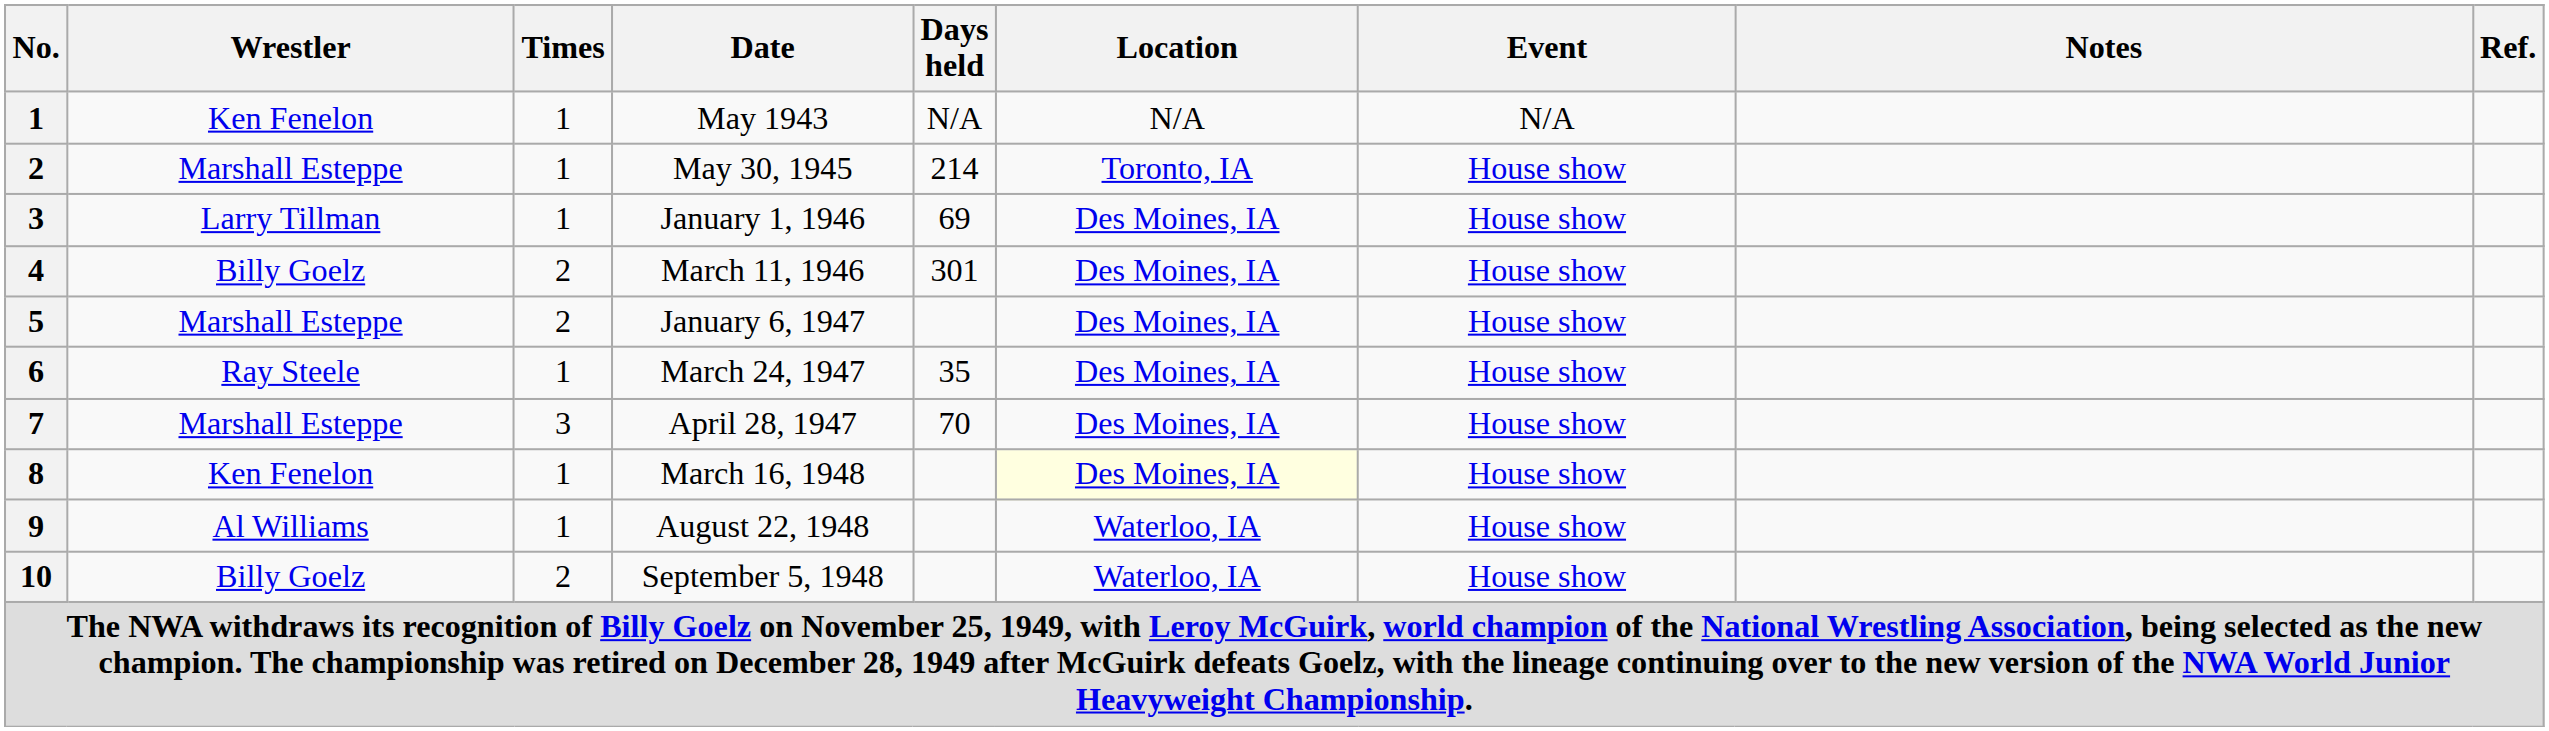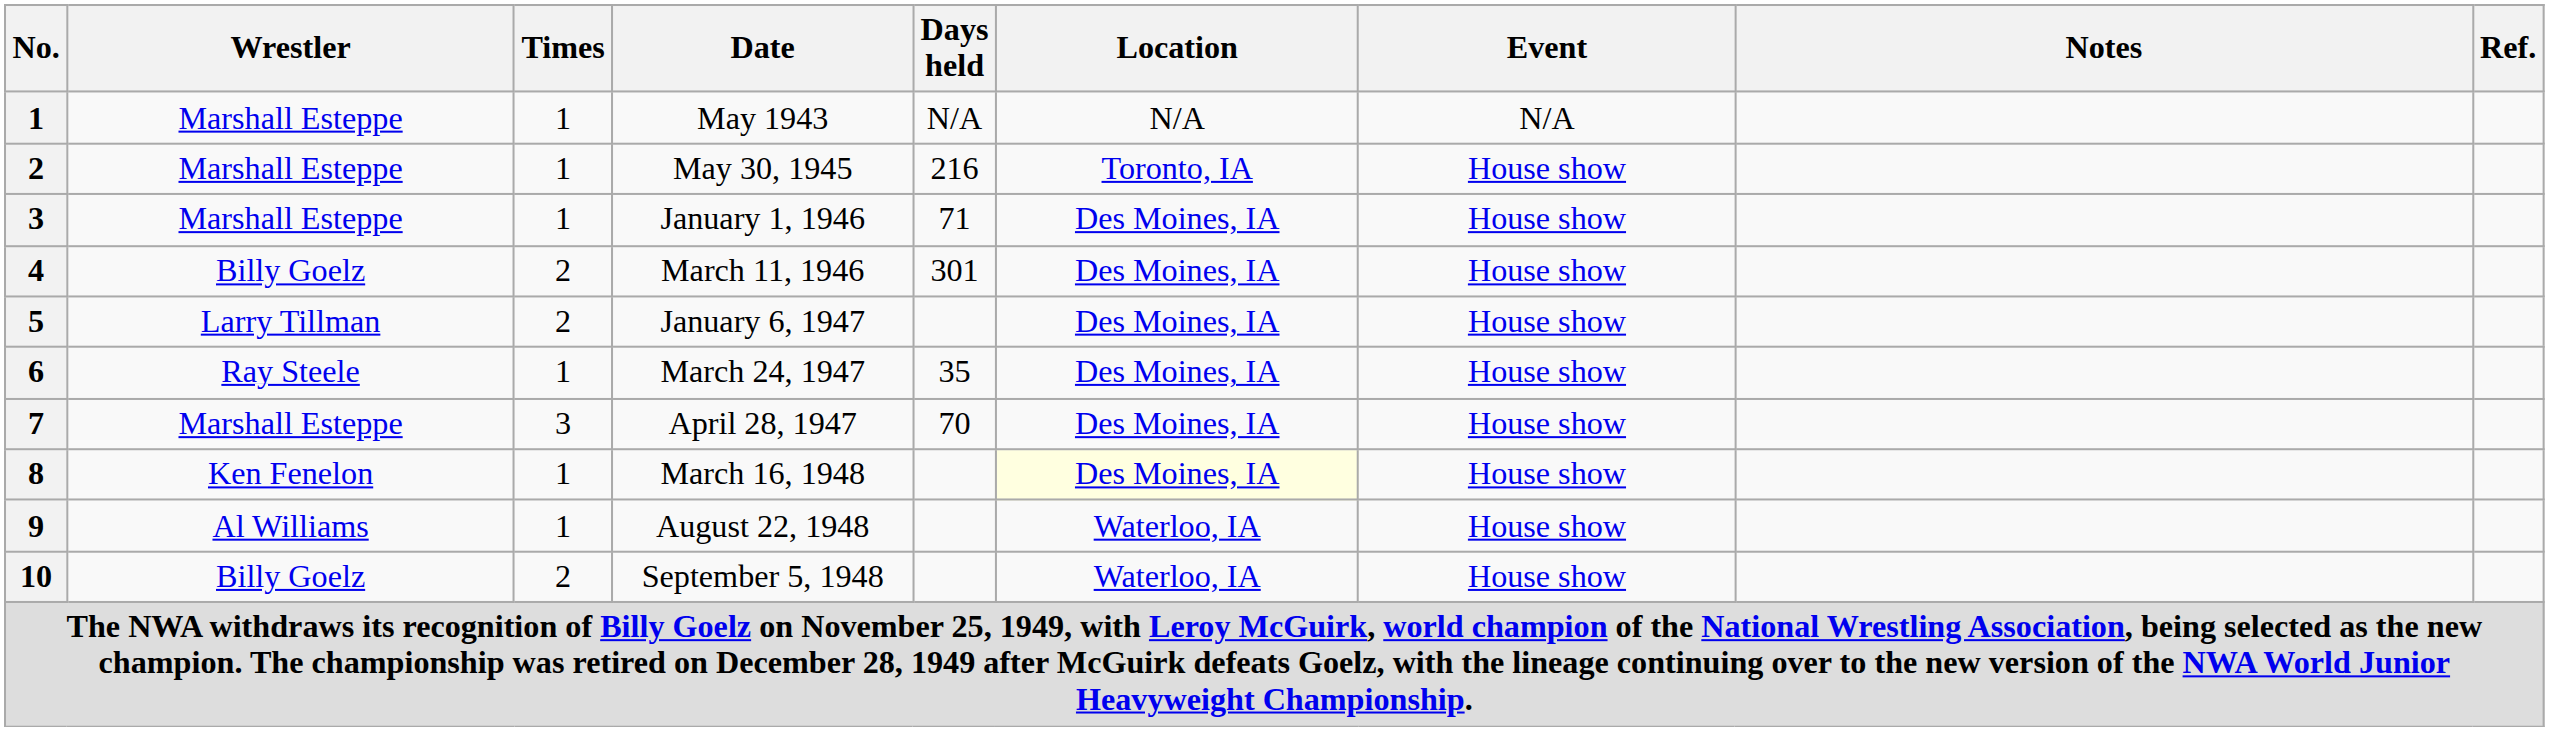(291, 117) Ken Fenelon -> (291, 117) Marshall Esteppe
(955, 168) 214 -> (955, 168) 216
(291, 219) Larry Tillman -> (291, 219) Marshall Esteppe
(955, 219) 69 -> (955, 219) 71
(291, 321) Marshall Esteppe -> (291, 321) Larry Tillman
